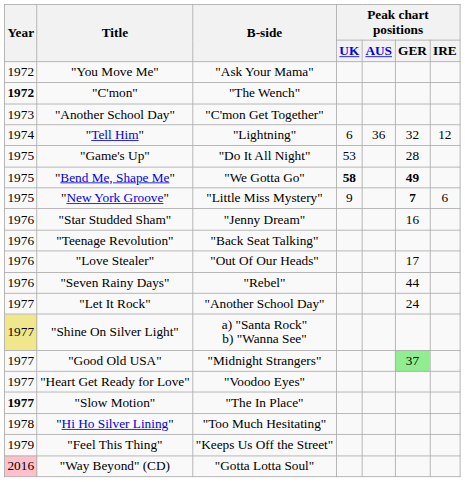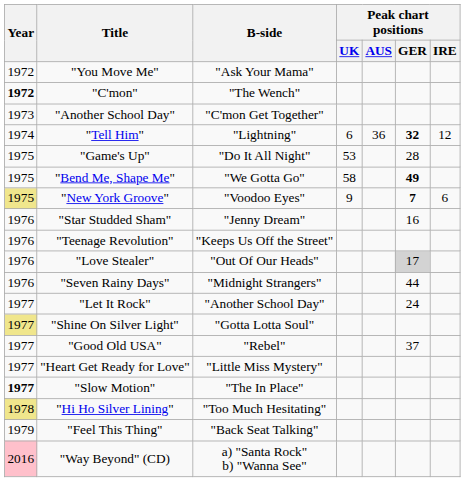(412, 135) normal -> (412, 135) bold
(349, 177) bold -> (349, 177) normal
(21, 198) no background -> (21, 198) khaki background
(264, 198) "Little Miss Mystery" -> (265, 198) "Voodoo Eyes"
(265, 240) "Back Seat Talking" -> (265, 240) "Keeps Us Off the Street"
(412, 261) no background -> (412, 261) lightgrey background
(264, 282) "Rebel" -> (265, 282) "Midnight Strangers"
(265, 332) a) "Santa Rock" b) "Wanna See" -> (265, 324) "Gotta Lotta Soul"
(265, 360) "Midnight Strangers" -> (264, 345) "Rebel"
(412, 360) lightgreen background -> (412, 345) no background
(265, 381) "Voodoo Eyes" -> (264, 366) "Little Miss Mystery"
(21, 424) no background -> (21, 409) khaki background
(265, 445) "Keeps Us Off the Street" -> (265, 430) "Back Seat Talking"
(265, 466) "Gotta Lotta Soul" -> (265, 458) a) "Santa Rock" b) "Wanna See"
